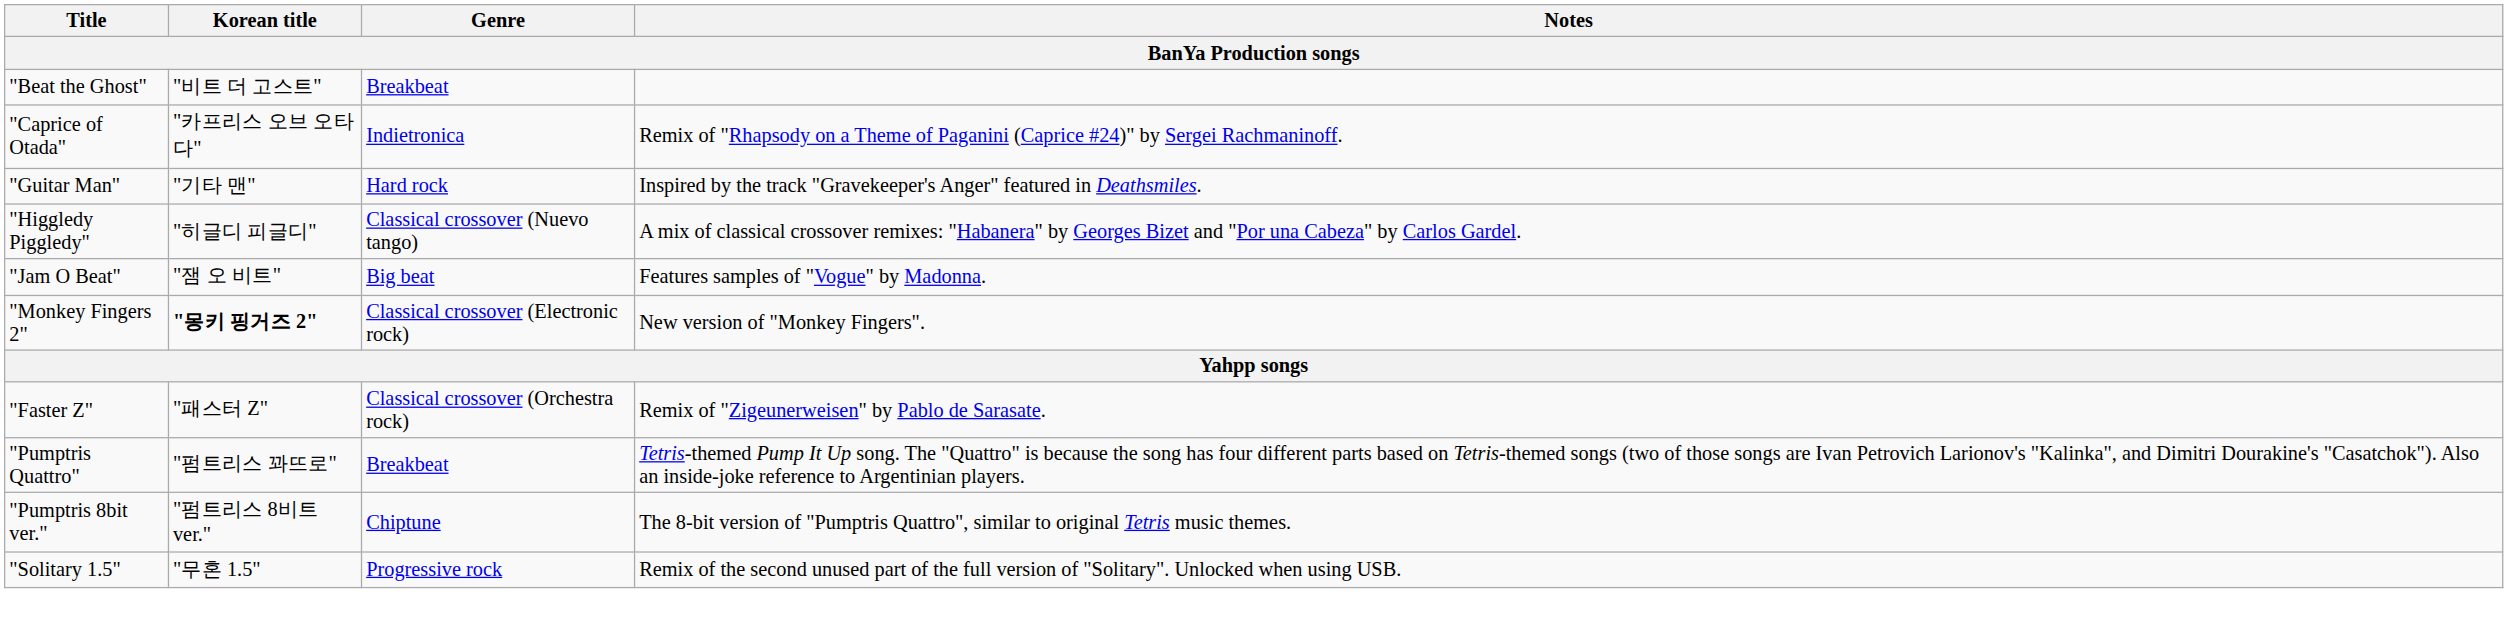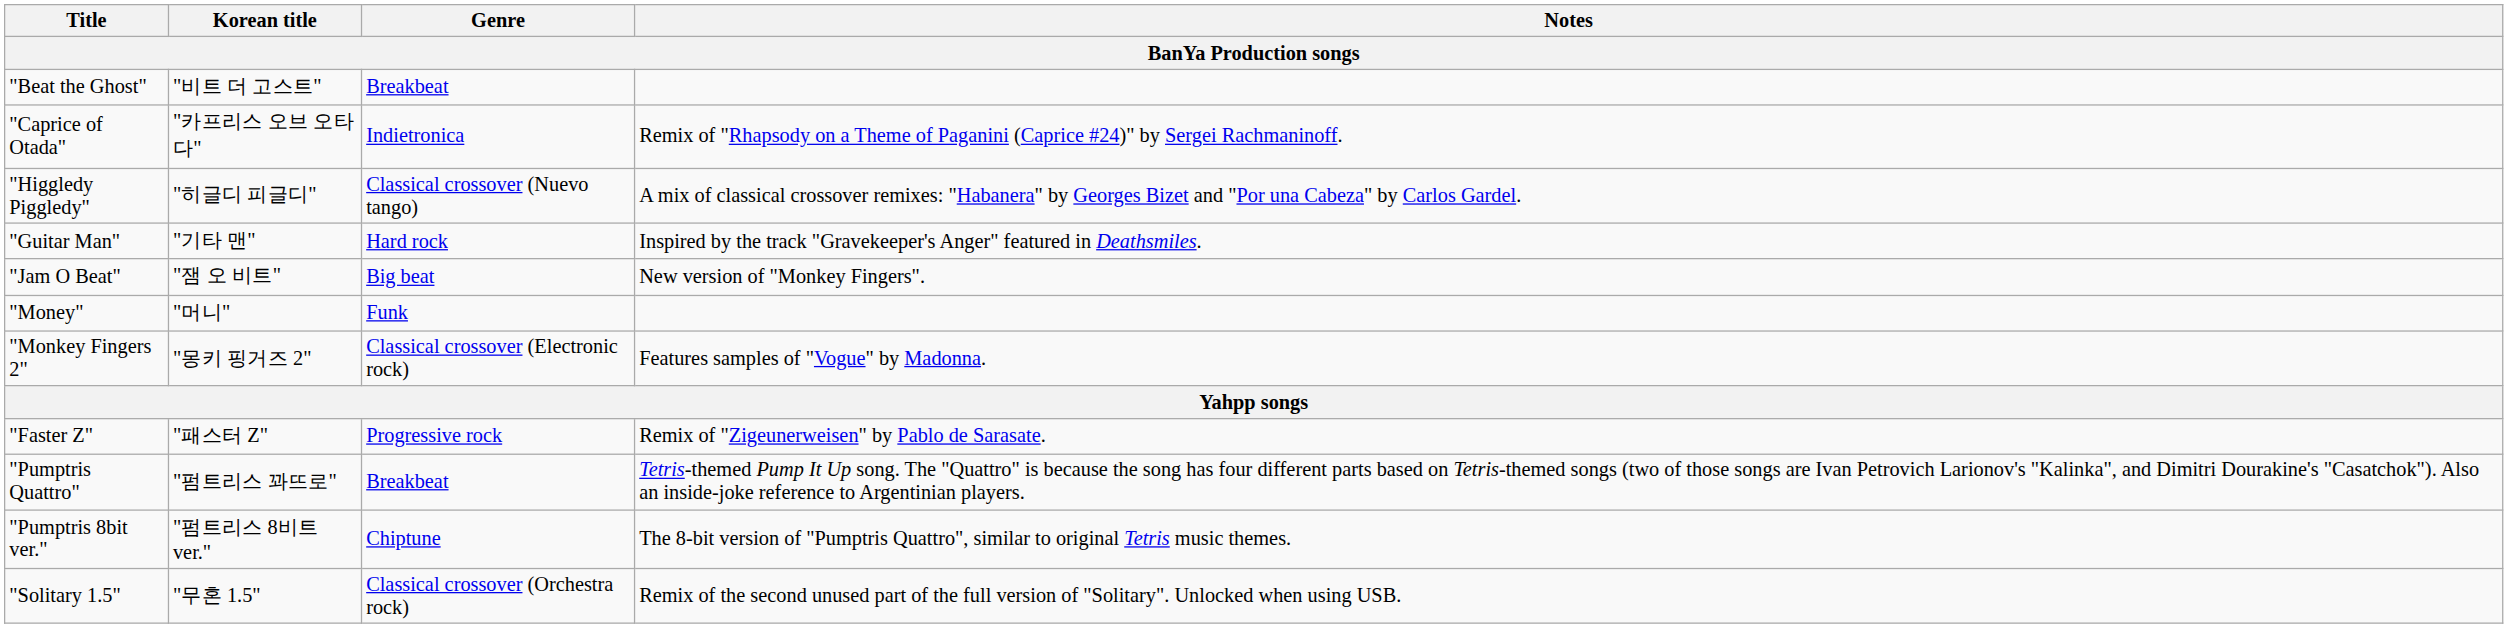rows swapped: (65, 185) <-> (51, 231)
(813, 276) Features samples of "Vogue" by Madonna. -> (782, 276) New version of "Monkey Fingers".
+ row: (46, 312)
(245, 321) bold -> (242, 357) normal
(782, 322) New version of "Monkey Fingers". -> (813, 358) Features samples of "Vogue" by Madonna.
(490, 409) Classical crossover (Orchestra rock) -> (434, 436) Progressive rock
(434, 569) Progressive rock -> (490, 595) Classical crossover (Orchestra rock)
